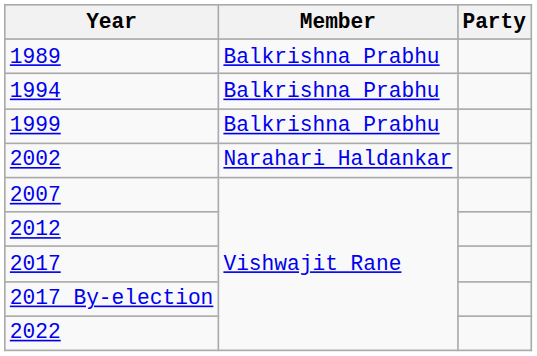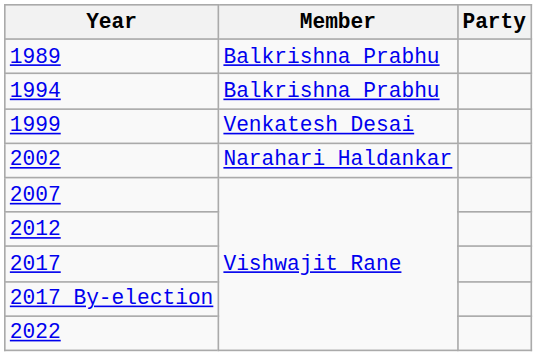(332, 126) Balkrishna Prabhu -> (319, 126) Venkatesh Desai
